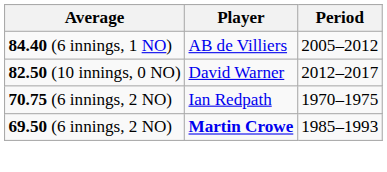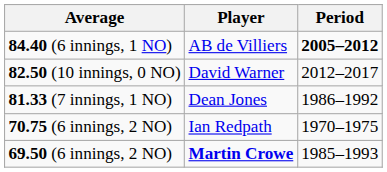(340, 45) normal -> (340, 45) bold
+ row: (90, 99)
